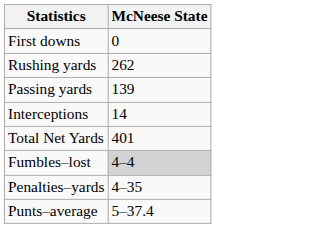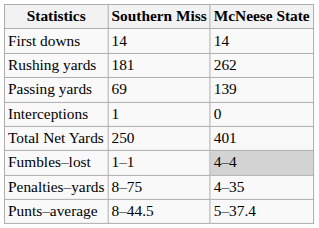+ column: (159, 16)
(115, 41) 0 -> (221, 41) 14
(119, 114) 14 -> (218, 114) 0
